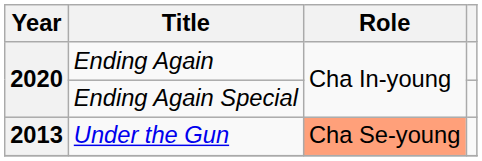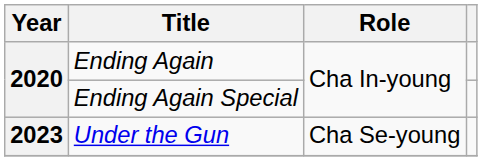(37, 135) 2013 -> (37, 135) 2023
(385, 135) lightsalmon background -> (385, 135) no background
